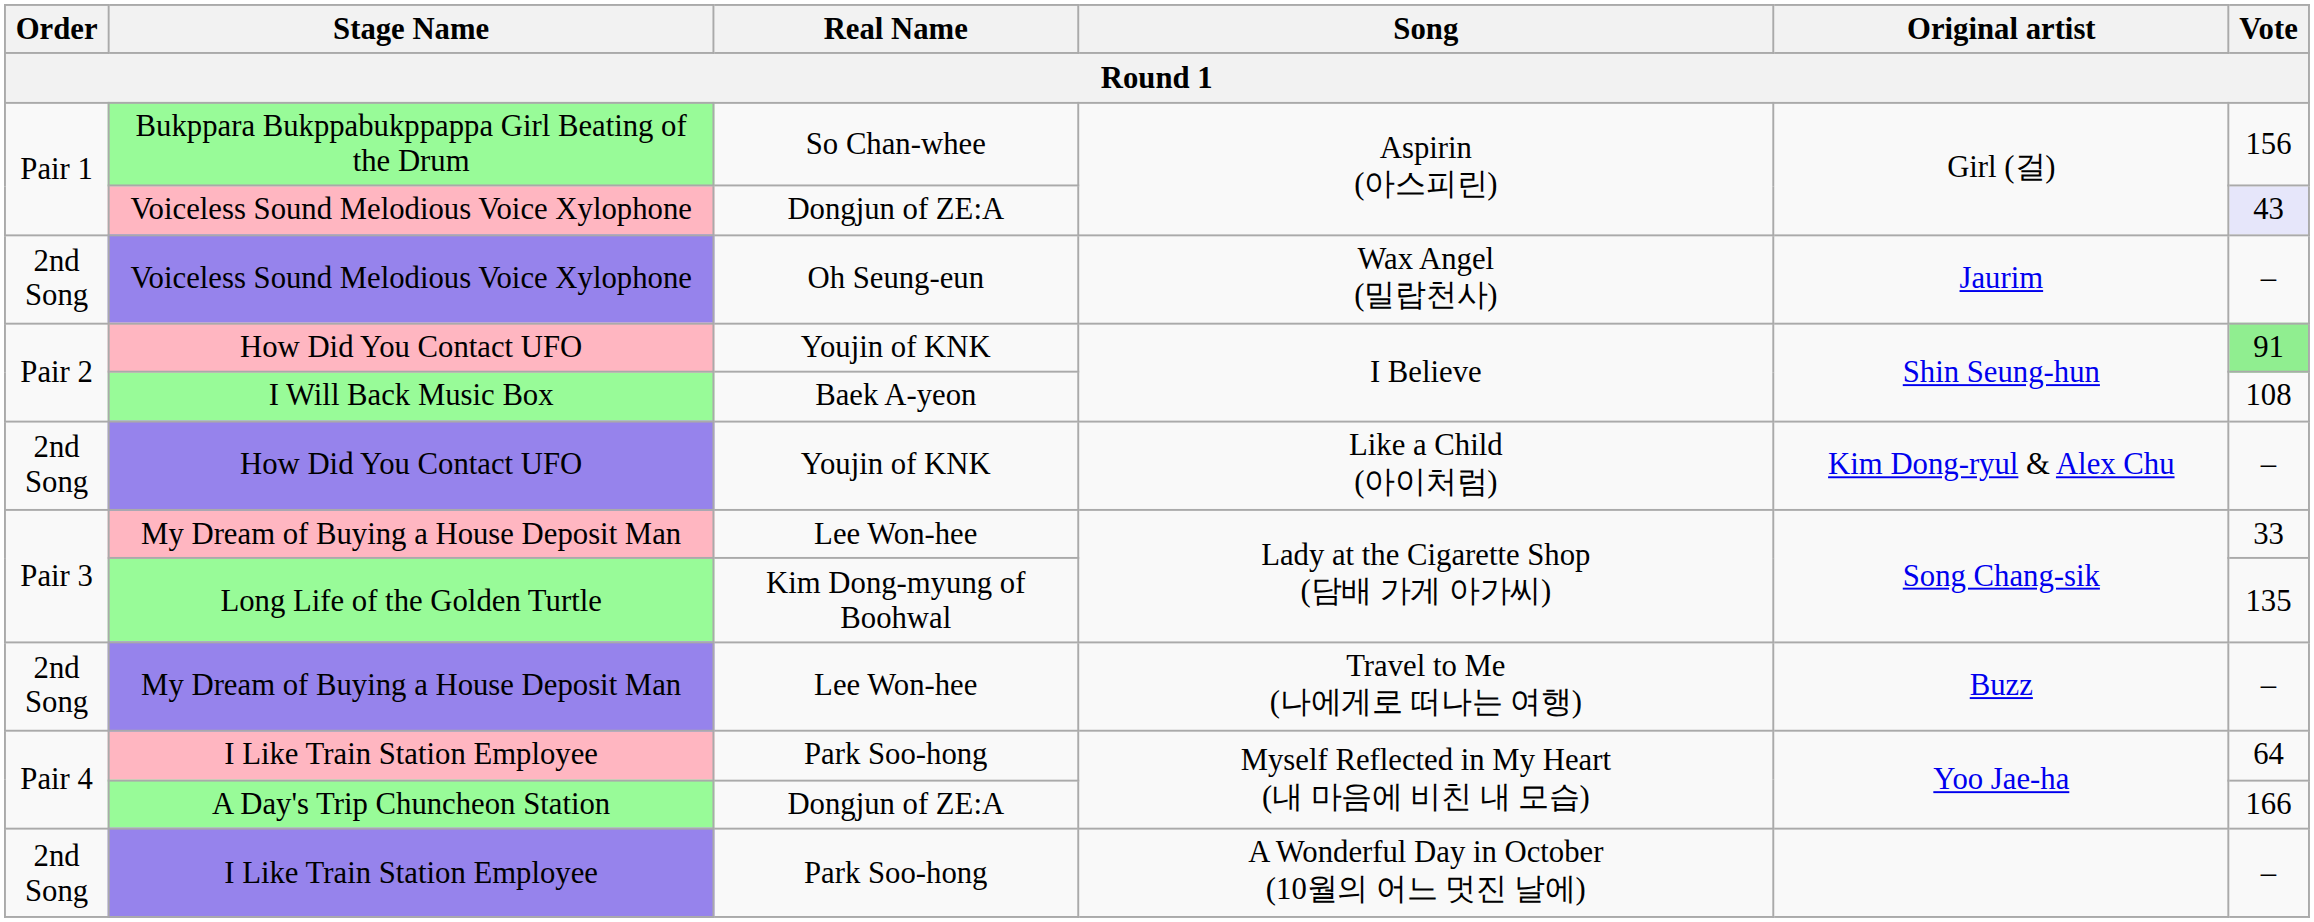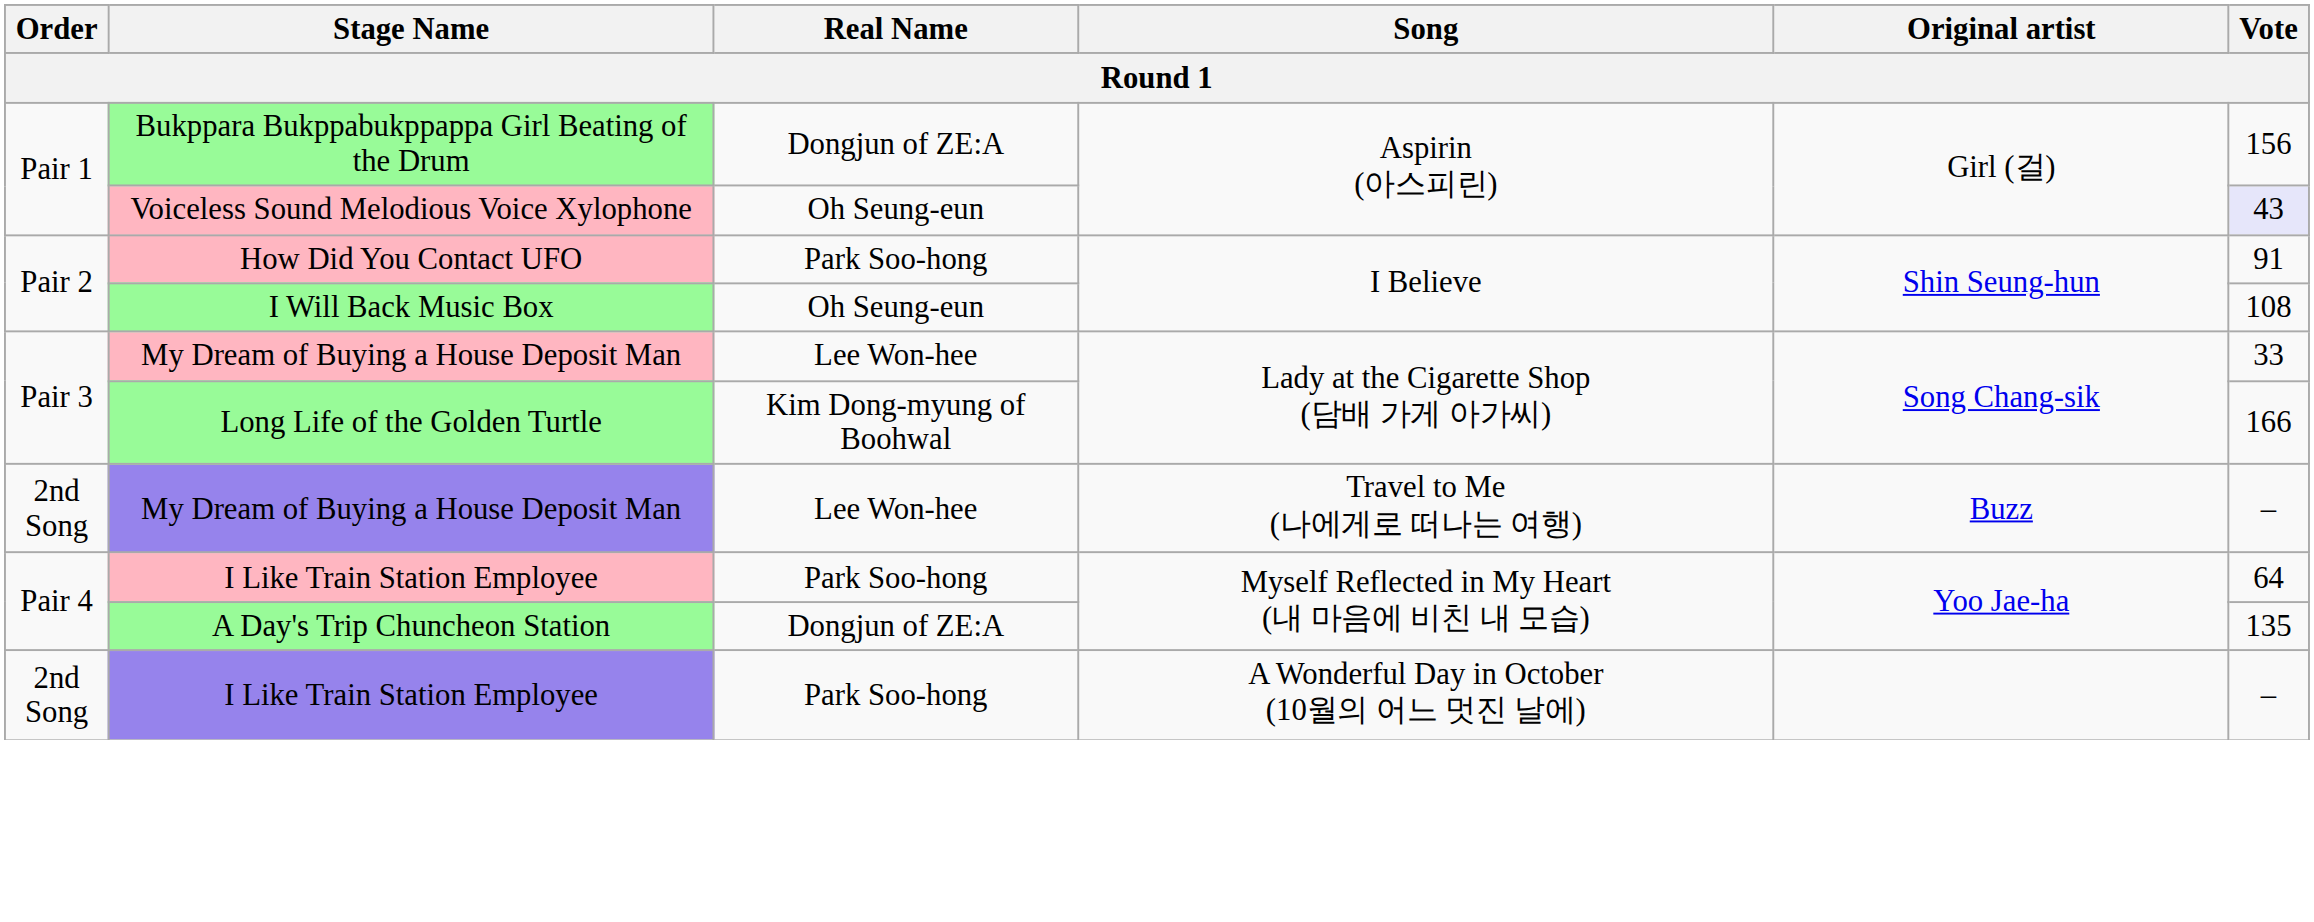(896, 143) So Chan-whee -> (896, 143) Dongjun of ZE:A
(896, 209) Dongjun of ZE:A -> (896, 209) Oh Seung-eun
- row: (411, 278)
(896, 347) Youjin of KNK -> (896, 258) Park Soo-hong
(2269, 347) lightgreen background -> (2269, 258) no background
(896, 396) Baek A-yeon -> (896, 307) Oh Seung-eun
- row: (411, 464)
(2269, 599) 135 -> (2269, 421) 166
(2269, 803) 166 -> (2269, 625) 135
